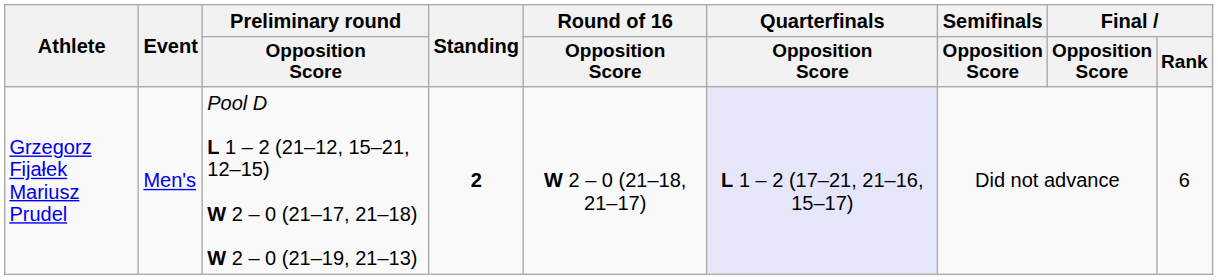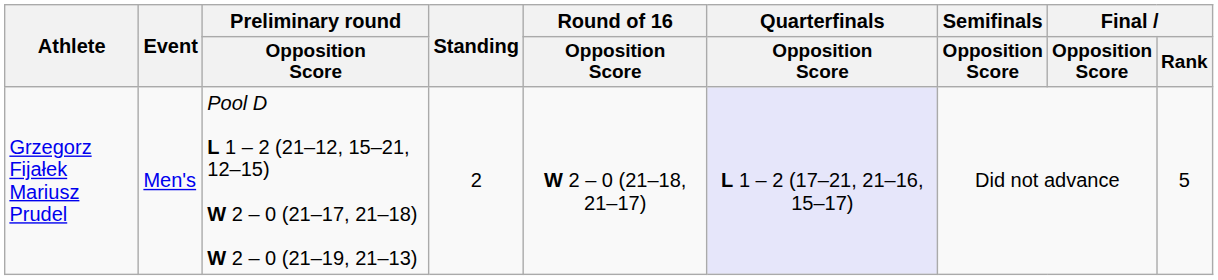(476, 181) bold -> (476, 181) normal
(1184, 181) 6 -> (1184, 181) 5
